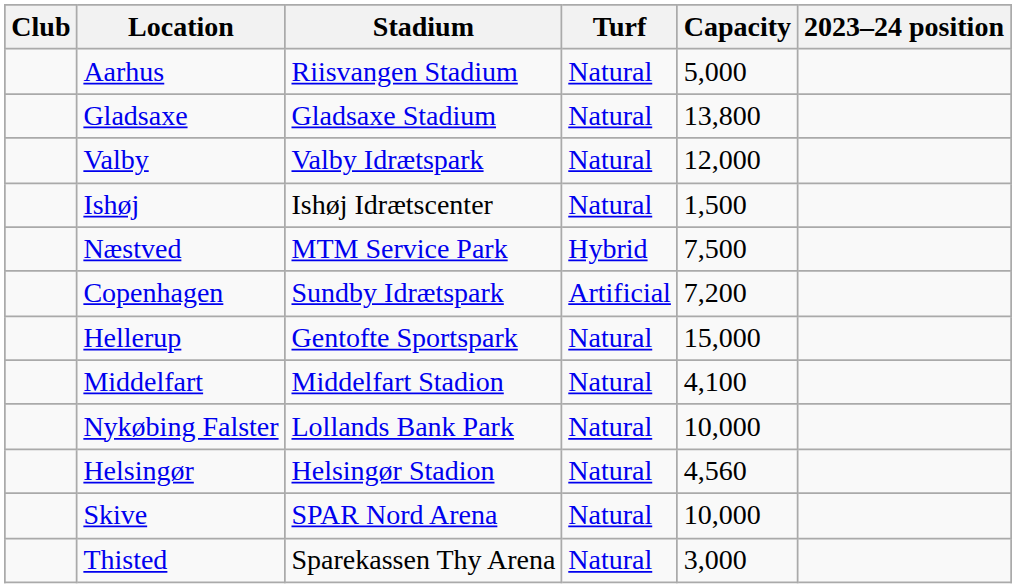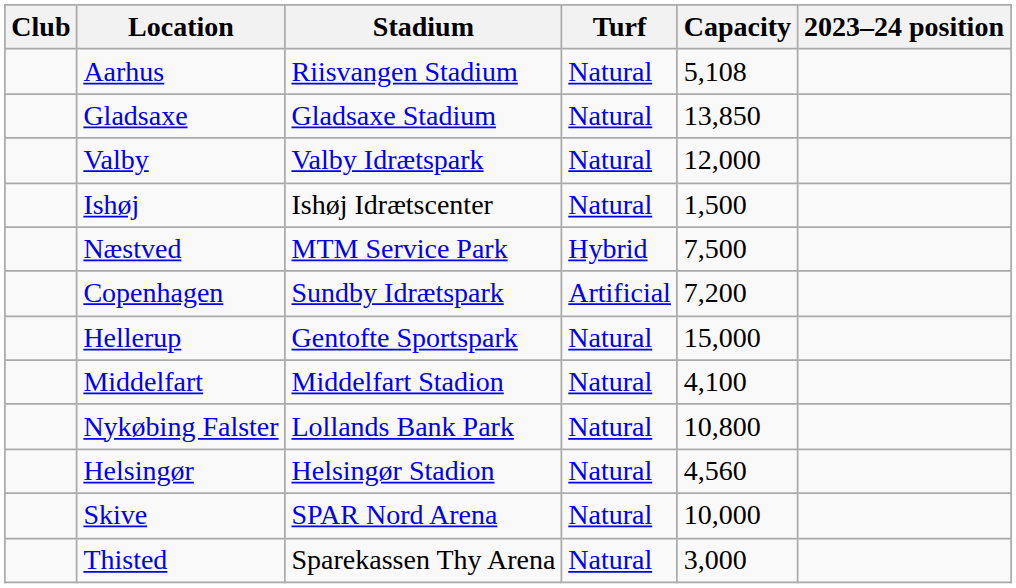(715, 71) 5,000 -> (715, 71) 5,108
(722, 115) 13,800 -> (722, 115) 13,850
(722, 426) 10,000 -> (722, 426) 10,800
